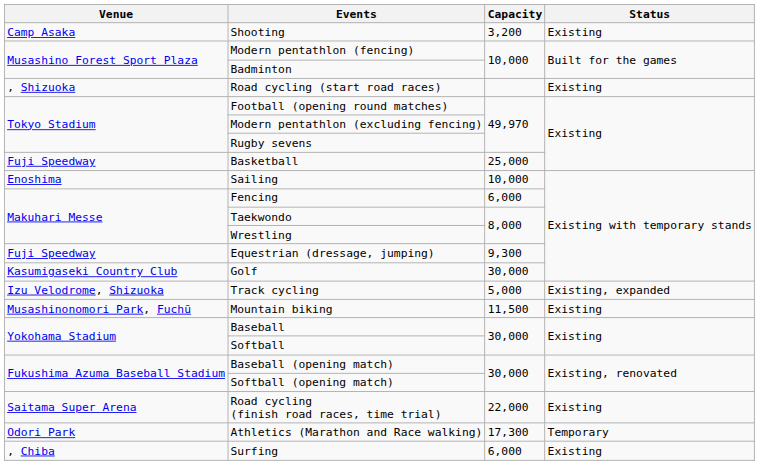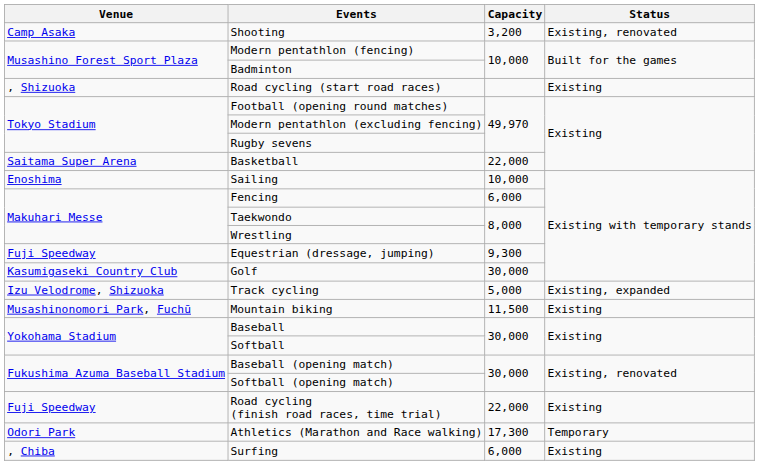(575, 32) Existing -> (612, 32) Existing, renovated
(51, 161) Fuji Speedway -> (72, 161) Saitama Super Arena
(508, 161) 25,000 -> (508, 161) 22,000
(72, 407) Saitama Super Arena -> (51, 407) Fuji Speedway
